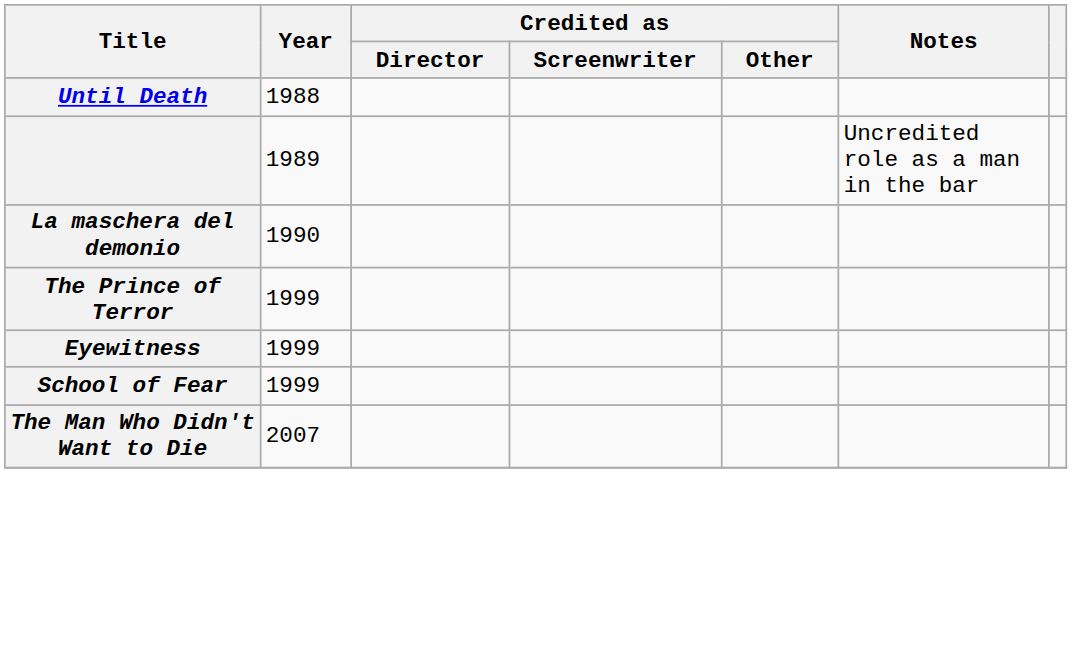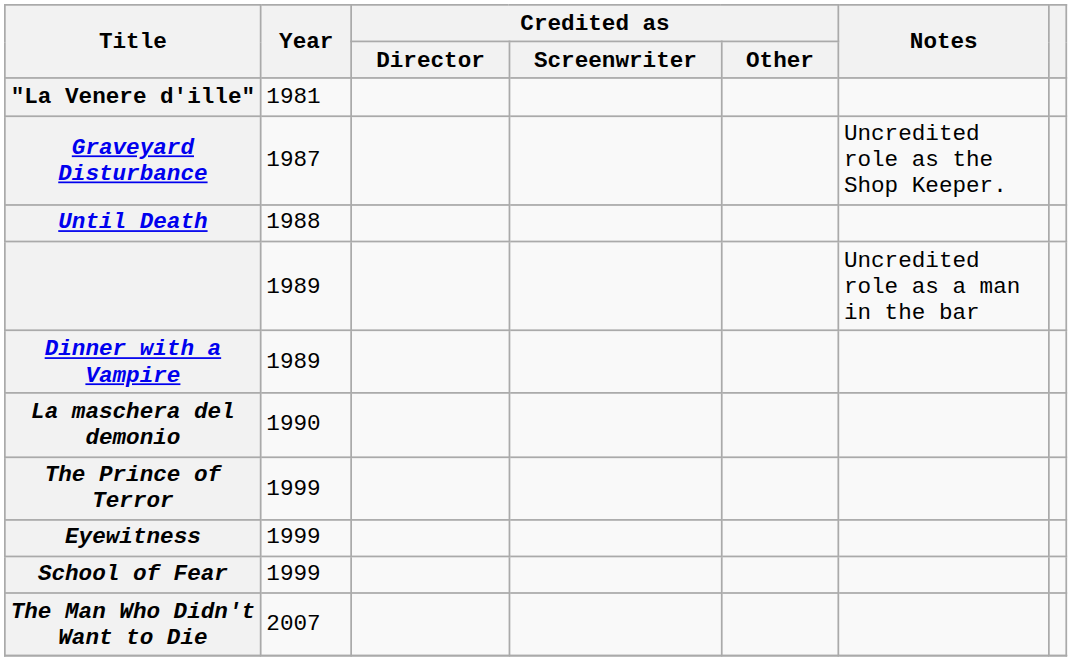+ row: (133, 97)
+ row: (133, 160)
+ row: (133, 362)
